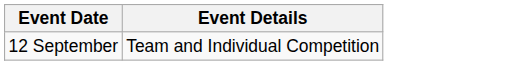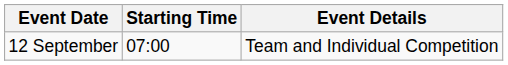+ column: (182, 18)
